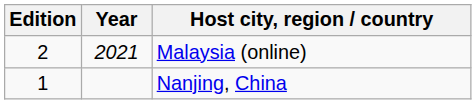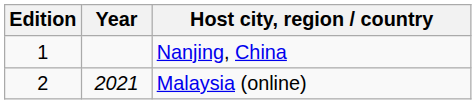rows swapped: (222, 83) <-> (232, 51)
